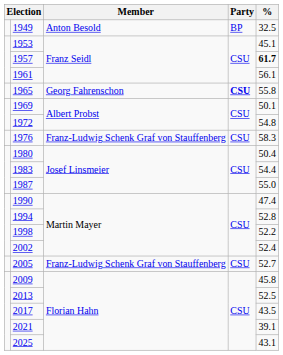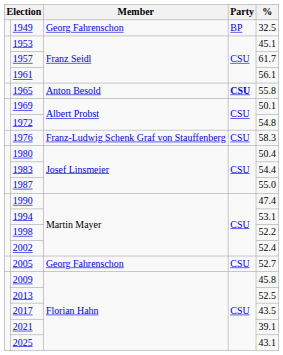(73, 28) Anton Besold -> (85, 28) Georg Fahrenschon
(267, 59) bold -> (267, 59) normal
(85, 91) Georg Fahrenschon -> (73, 91) Anton Besold
(267, 216) 52.8 -> (267, 216) 53.1
(136, 264) Franz-Ludwig Schenk Graf von Stauffenberg -> (85, 264) Georg Fahrenschon
